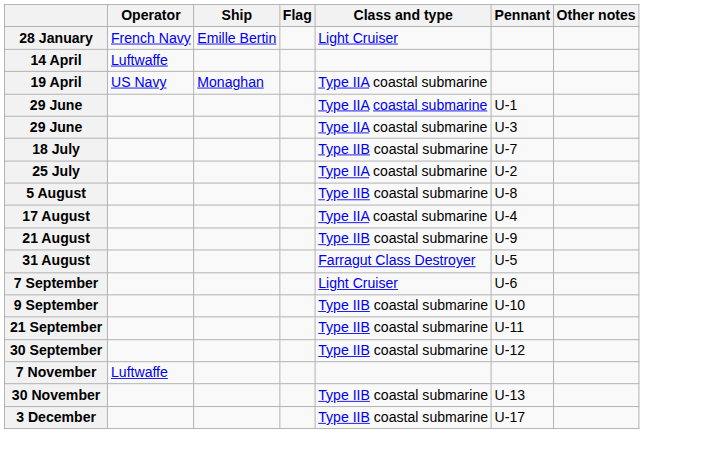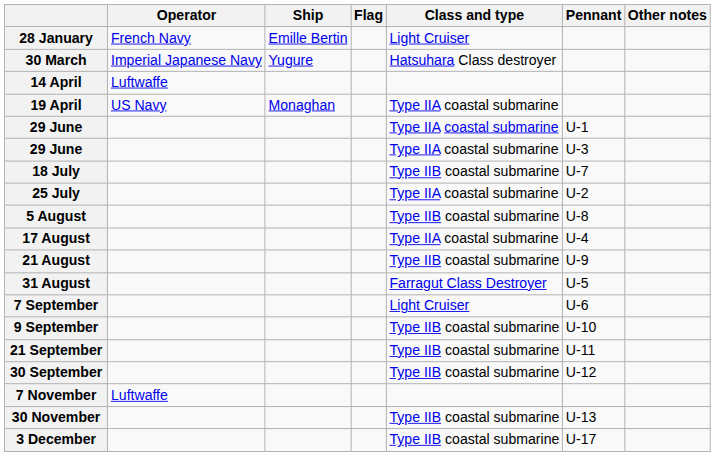+ row: (56, 60)
